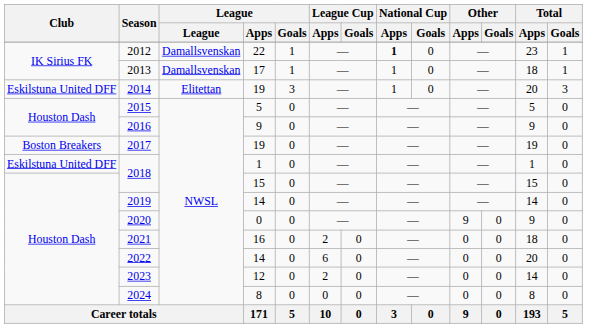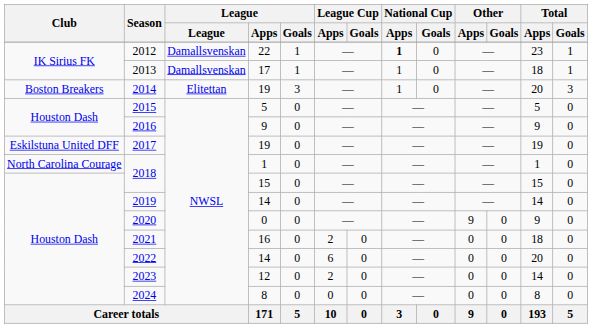(62, 88) Eskilstuna United DFF -> (64, 88) Boston Breakers
(62, 145) Boston Breakers -> (64, 145) Eskilstuna United DFF
(62, 164) Eskilstuna United DFF -> (64, 164) North Carolina Courage
